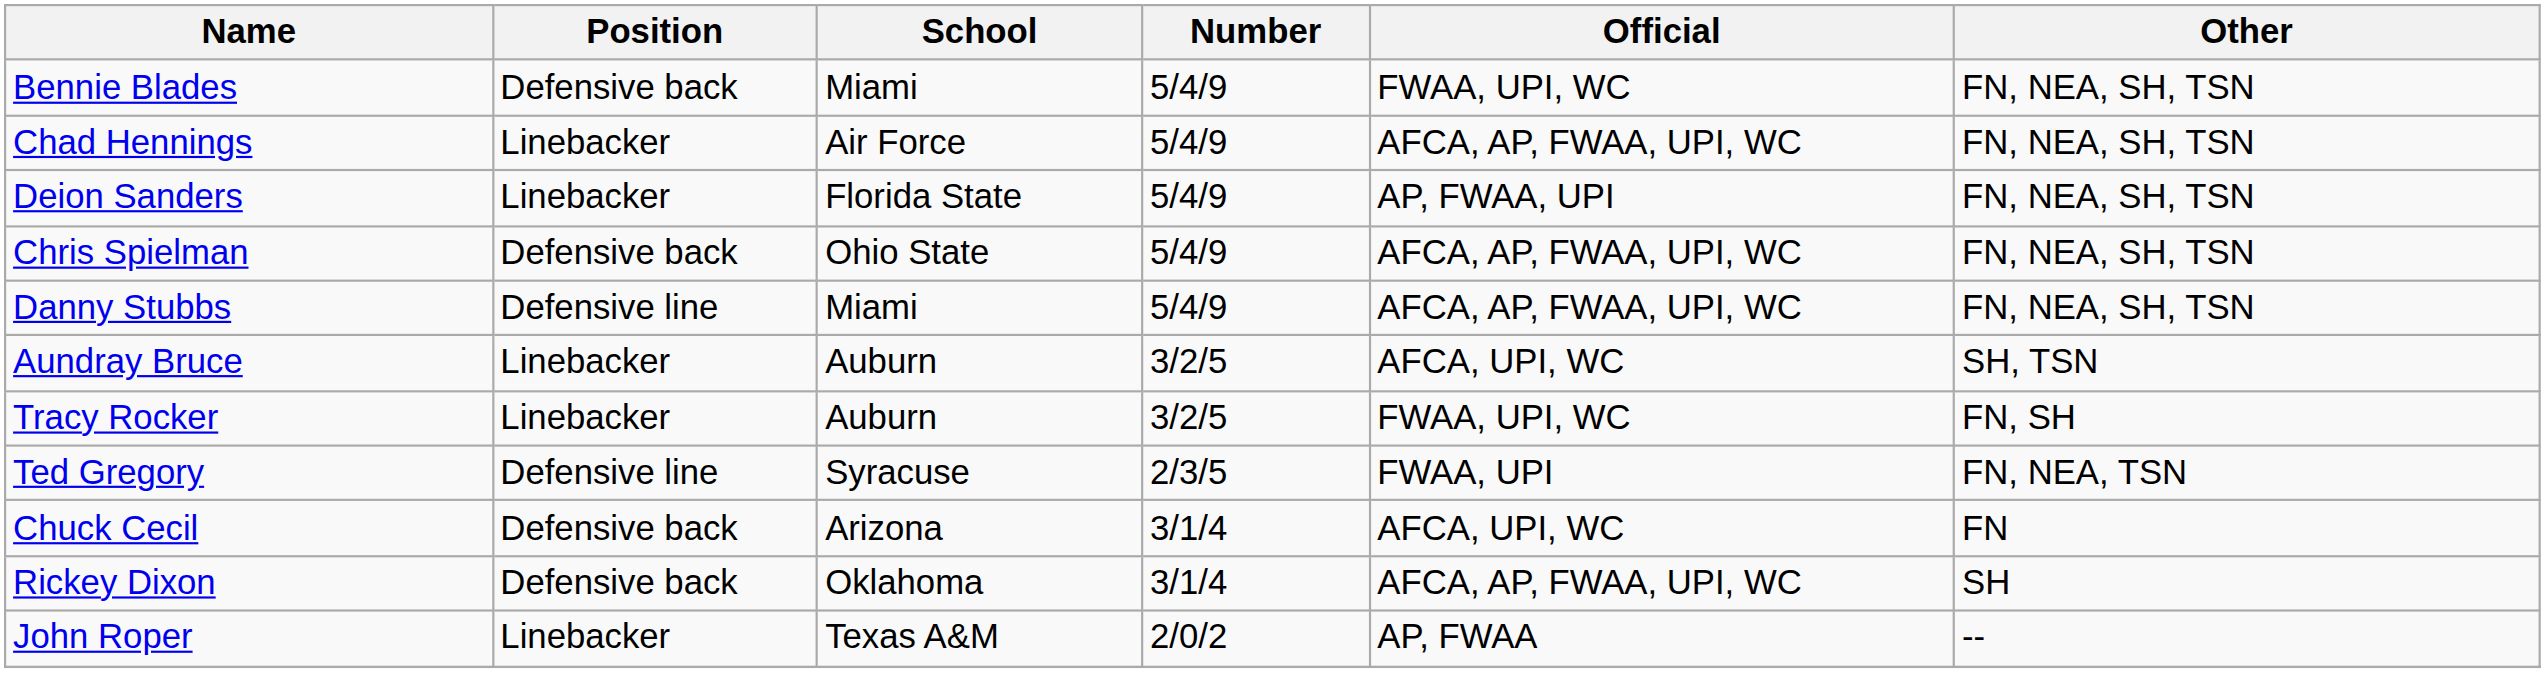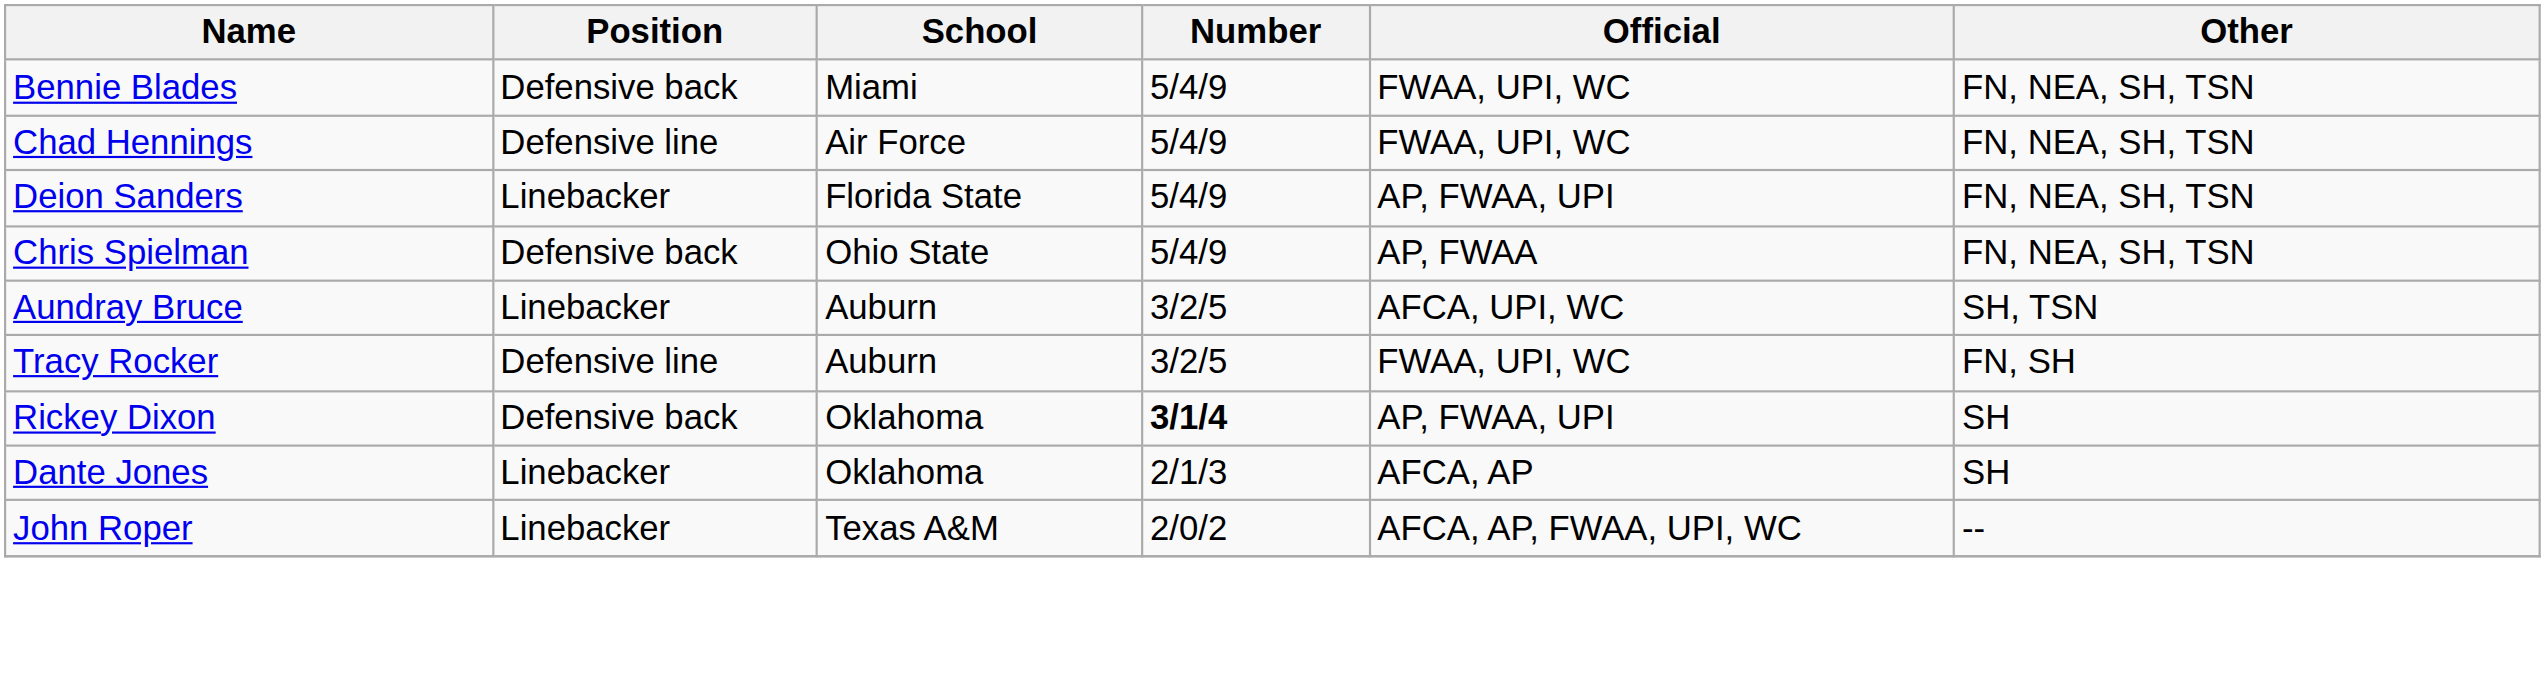(585, 142) Linebacker -> (609, 142) Defensive line
(1590, 142) AFCA, AP, FWAA, UPI, WC -> (1504, 142) FWAA, UPI, WC
(1590, 252) AFCA, AP, FWAA, UPI, WC -> (1457, 252) AP, FWAA
- row: (122, 307)
(585, 417) Linebacker -> (609, 362) Defensive line
- row: (109, 472)
- row: (106, 527)
(1189, 582) normal -> (1189, 417) bold
(1590, 582) AFCA, AP, FWAA, UPI, WC -> (1496, 417) AP, FWAA, UPI
+ row: (111, 472)
(1457, 637) AP, FWAA -> (1590, 527) AFCA, AP, FWAA, UPI, WC
